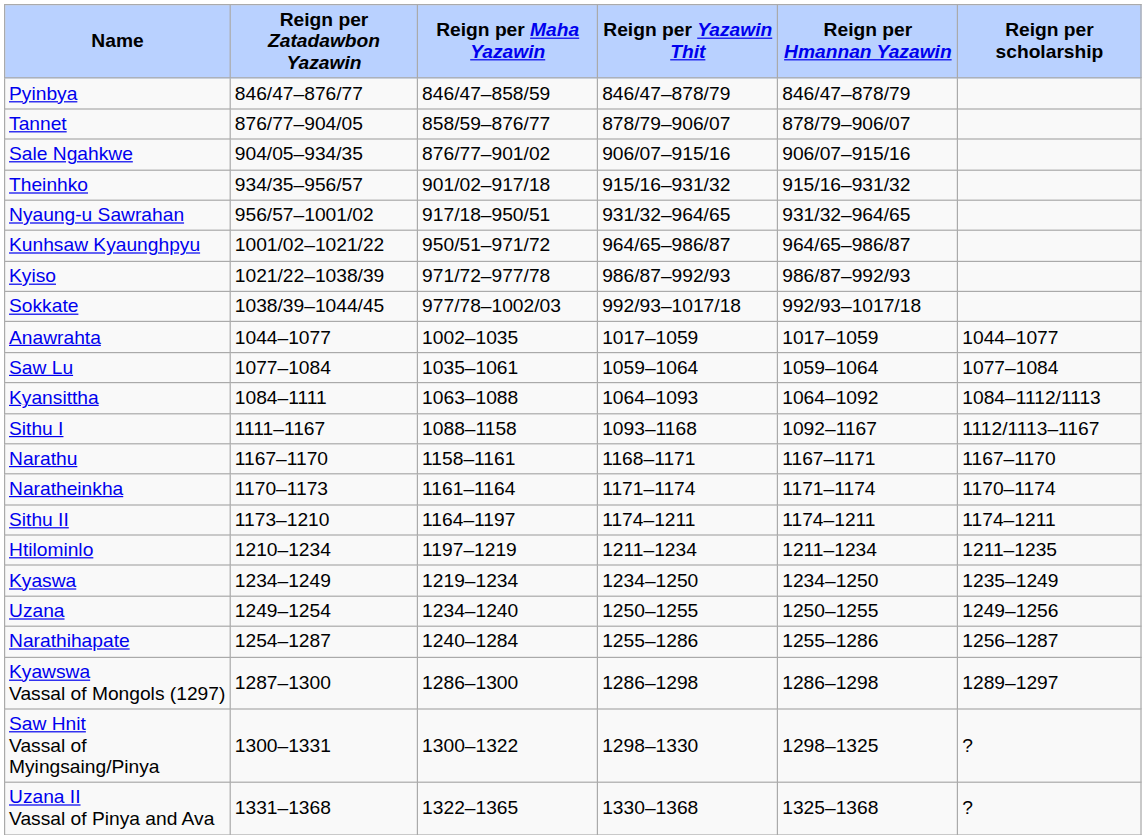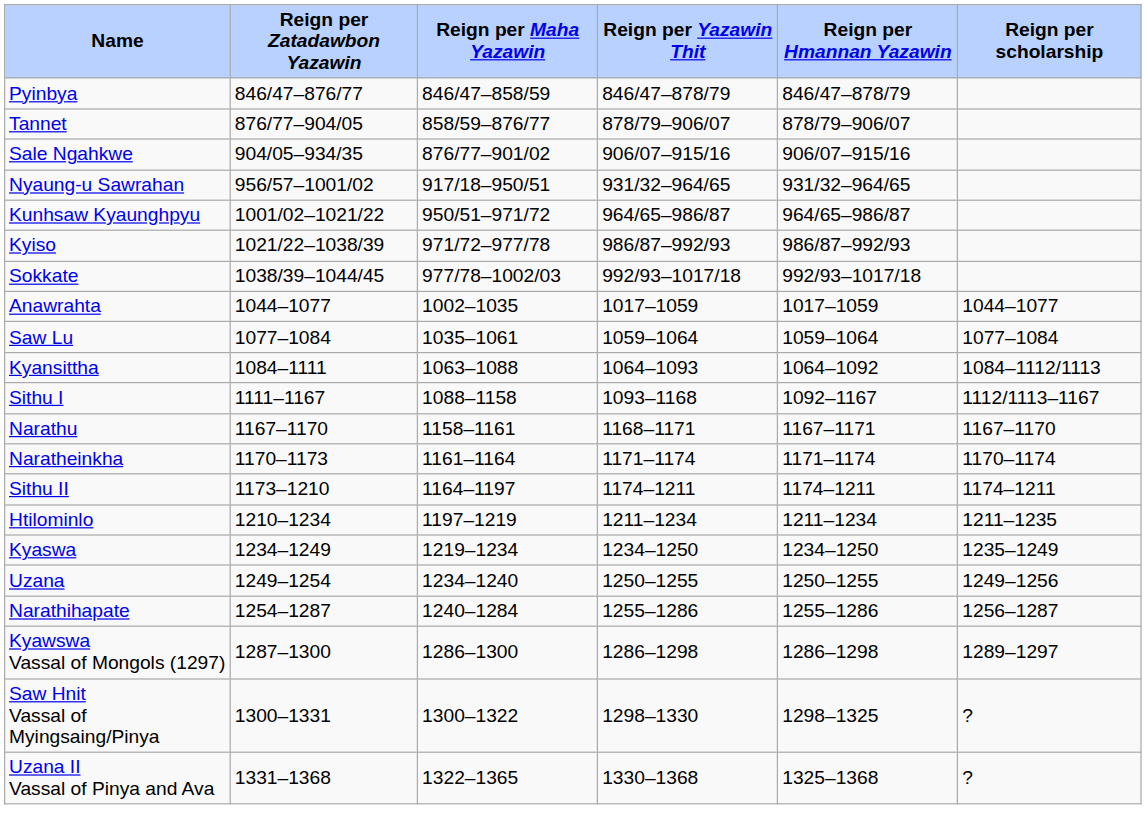- row: (49, 184)
